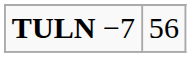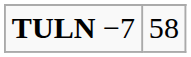(164, 28) 56 -> (164, 28) 58
